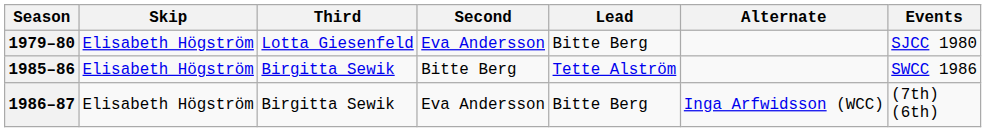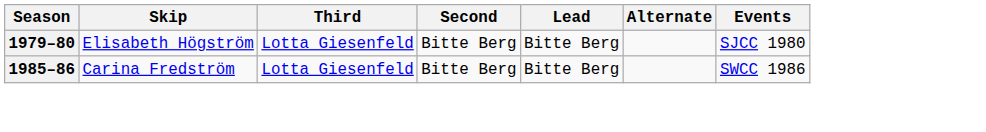(483, 43) Eva Andersson -> (469, 43) Bitte Berg
(168, 69) Elisabeth Högström -> (159, 69) Carina Fredström
(328, 69) Birgitta Sewik -> (338, 69) Lotta Giesenfeld
(614, 69) Tette Alström -> (572, 69) Bitte Berg
- row: (42, 104)
